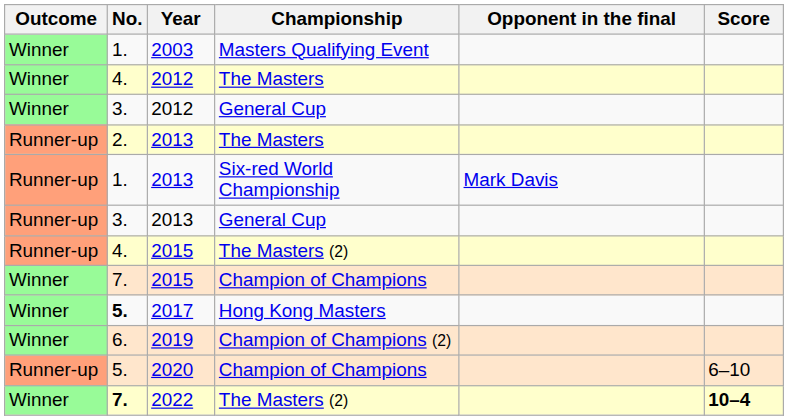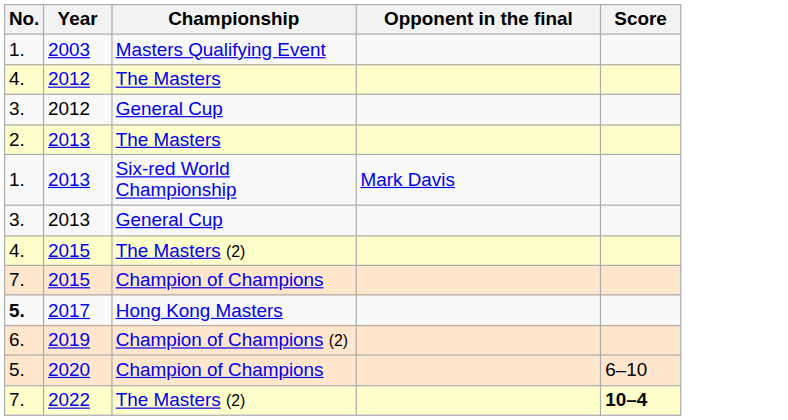- column: (56, 19)
(120, 400) bold -> (17, 400) normal
